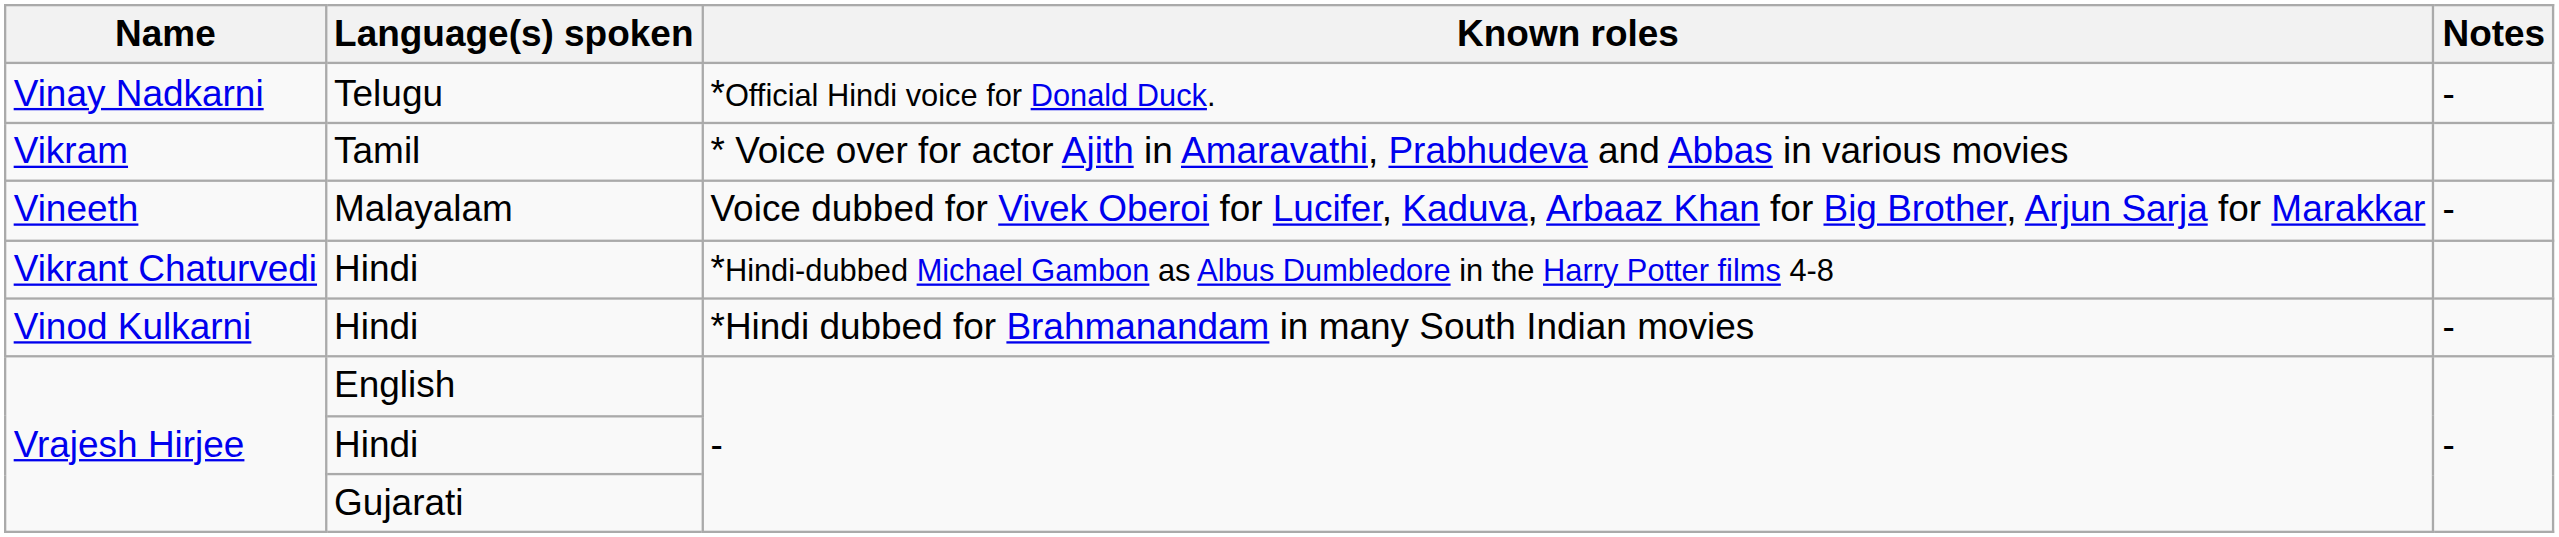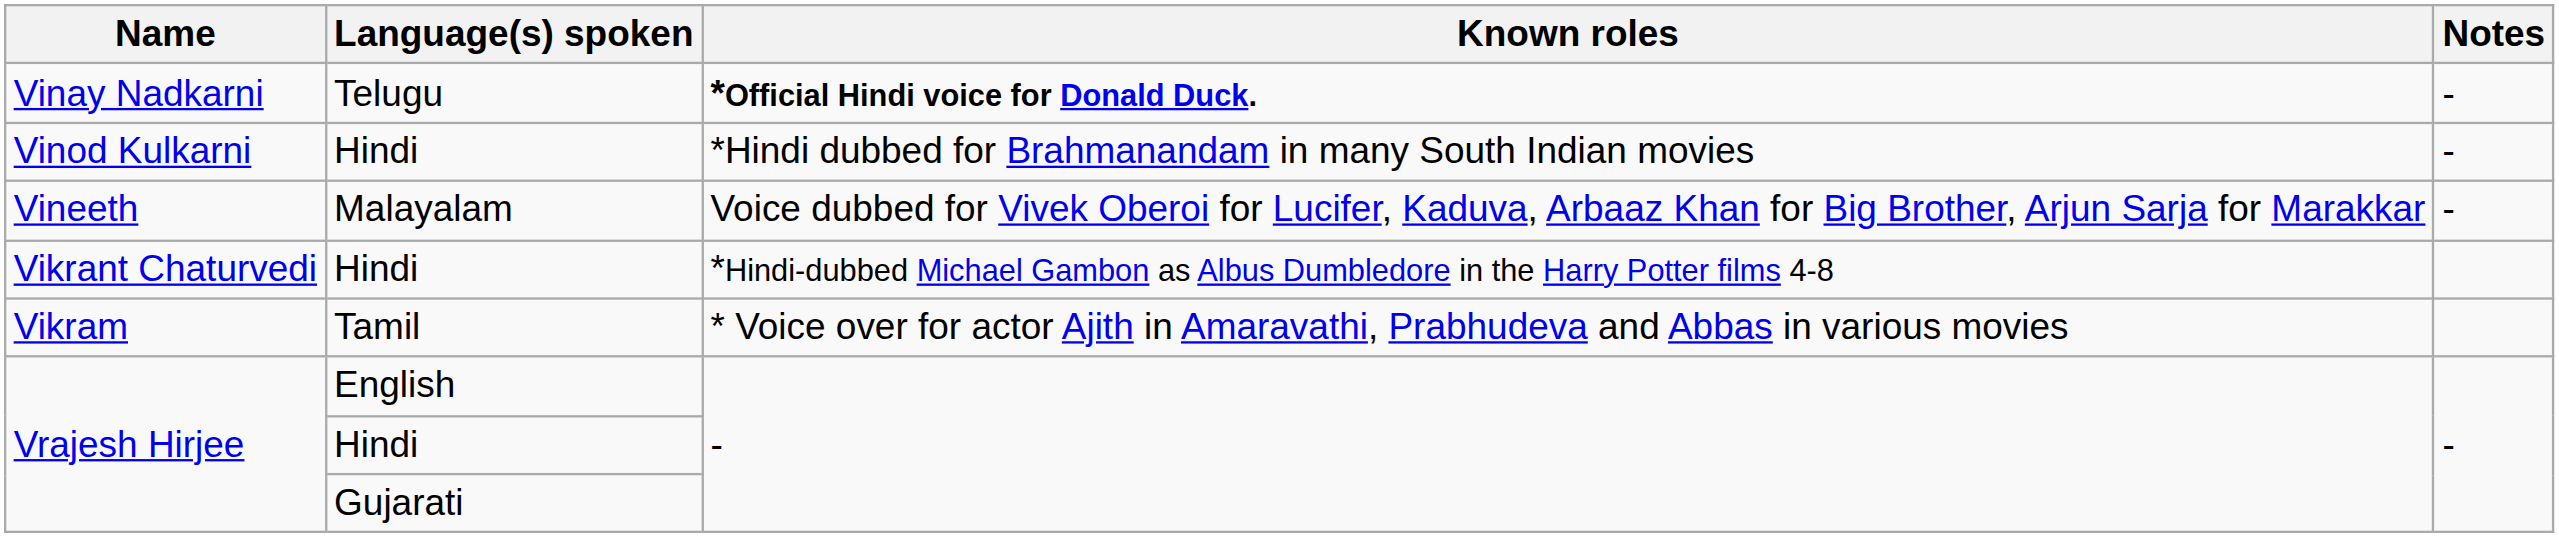(963, 92) normal -> (984, 92) bold
rows swapped: (133, 326) <-> (71, 151)
